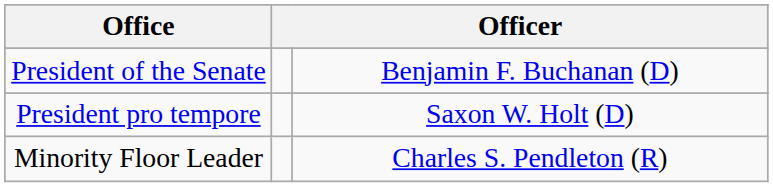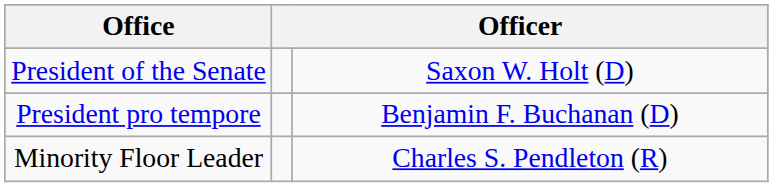(530, 70) Benjamin F. Buchanan (D) -> (530, 70) Saxon W. Holt (D)
(530, 114) Saxon W. Holt (D) -> (530, 114) Benjamin F. Buchanan (D)
